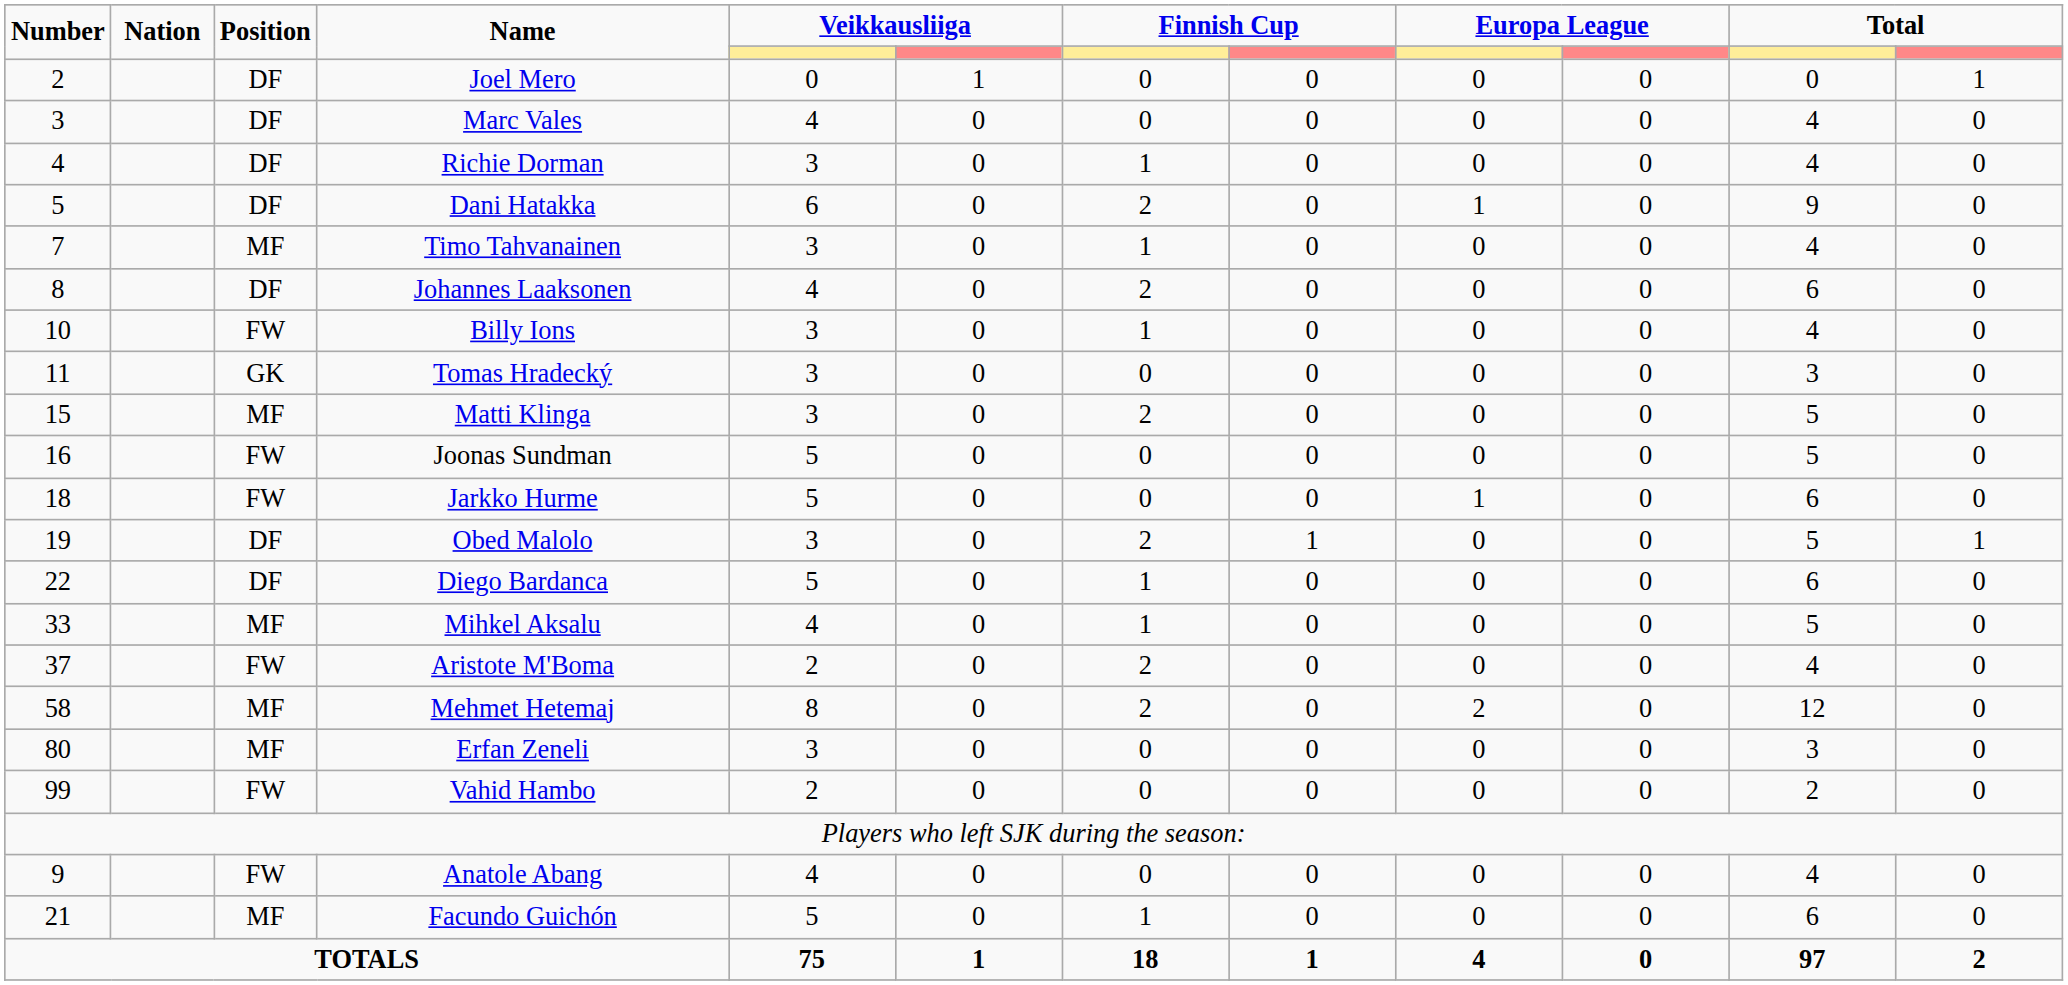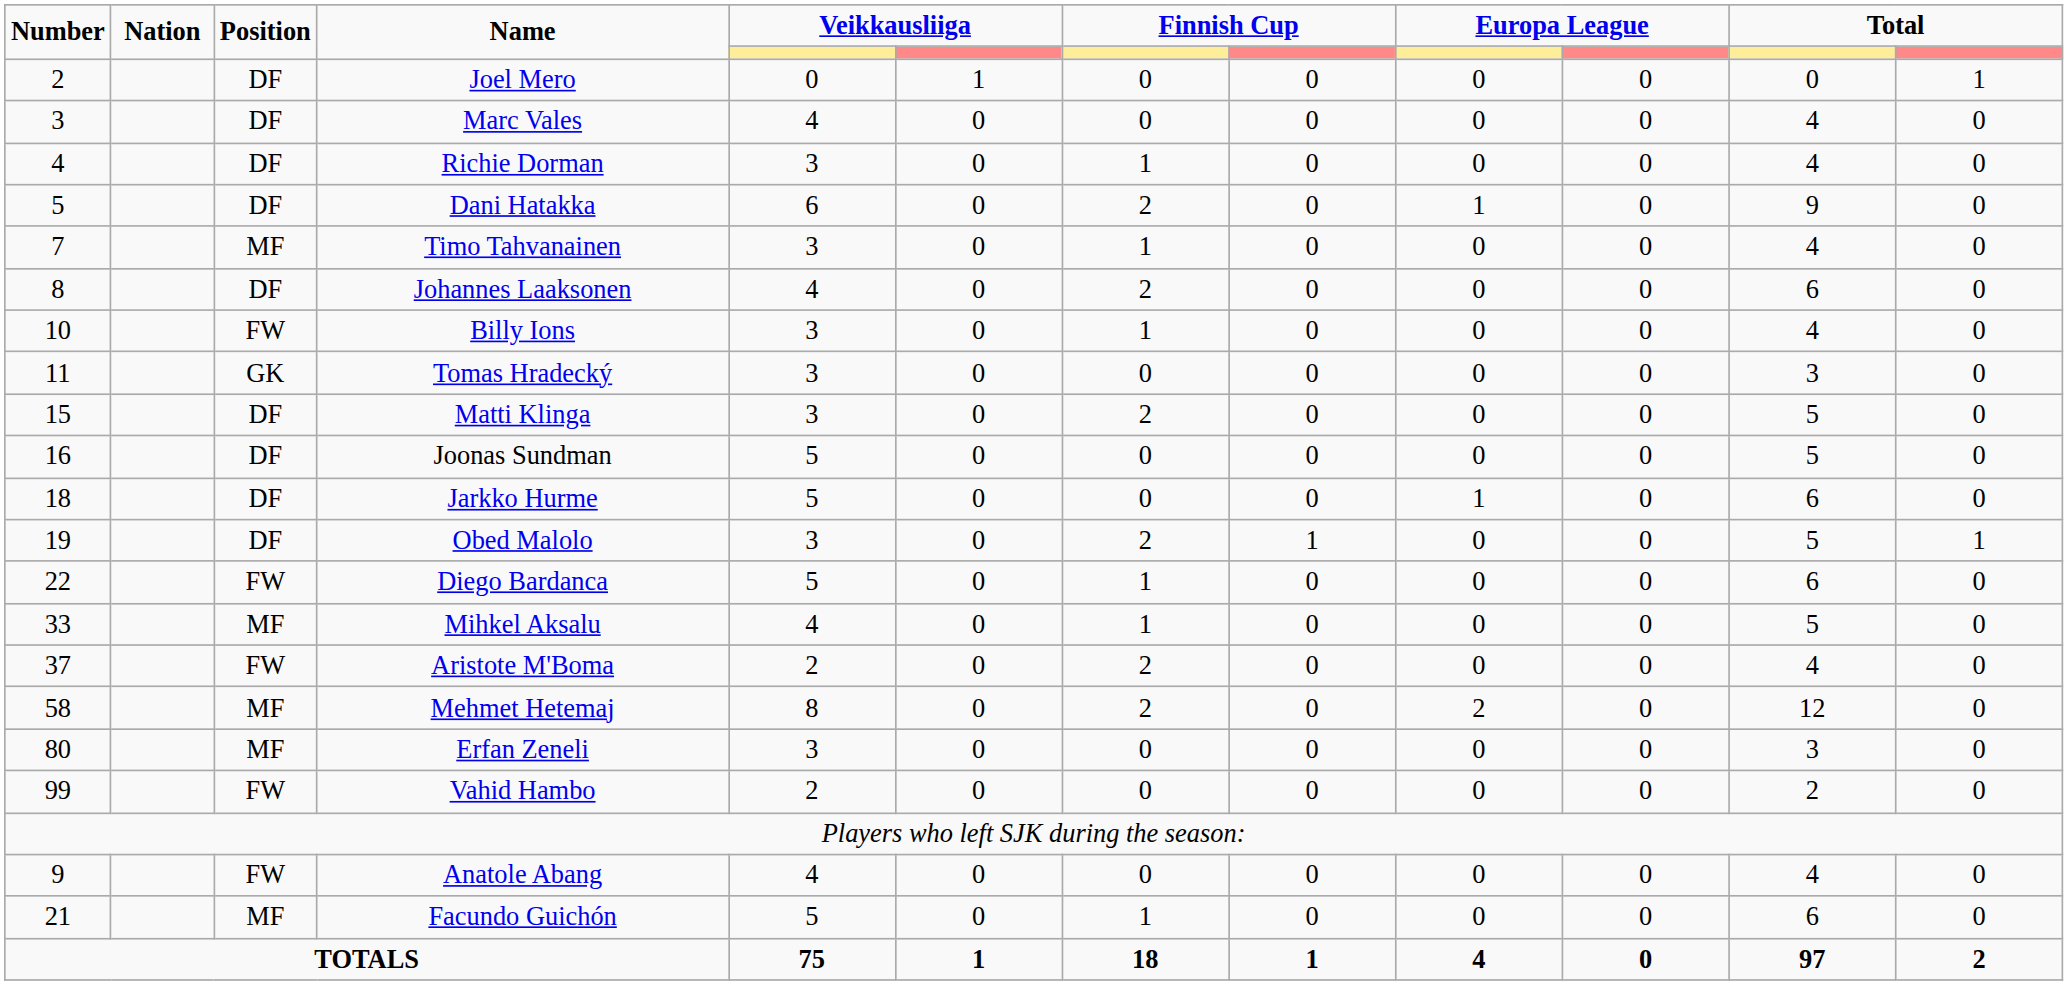(265, 414) MF -> (265, 414) DF
(265, 456) FW -> (265, 456) DF
(265, 498) FW -> (265, 498) DF
(265, 581) DF -> (265, 581) FW
